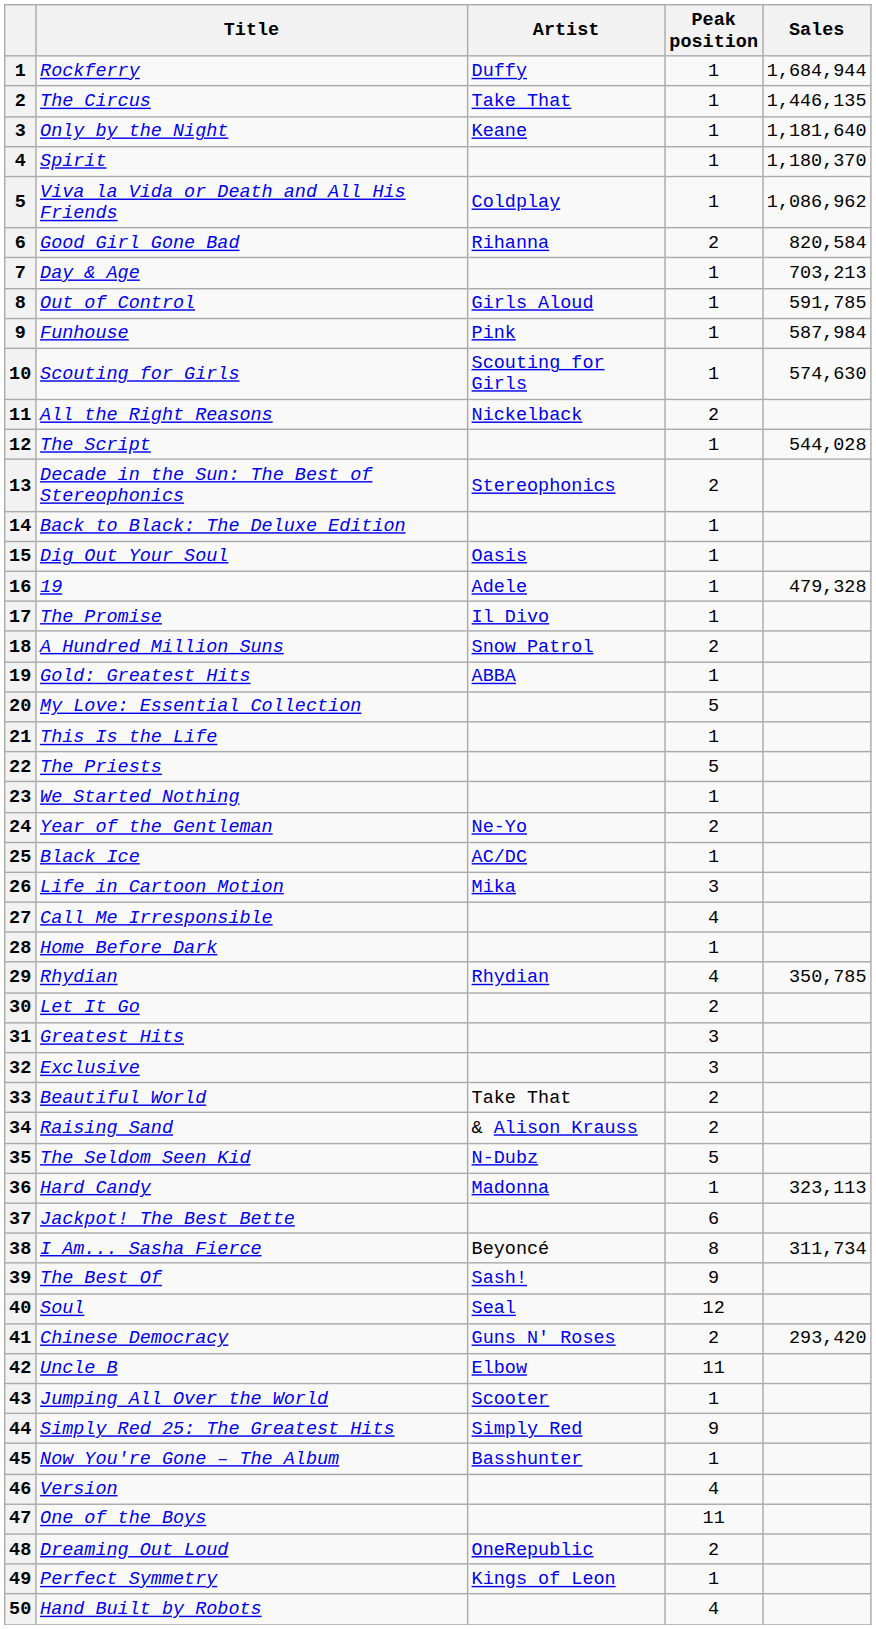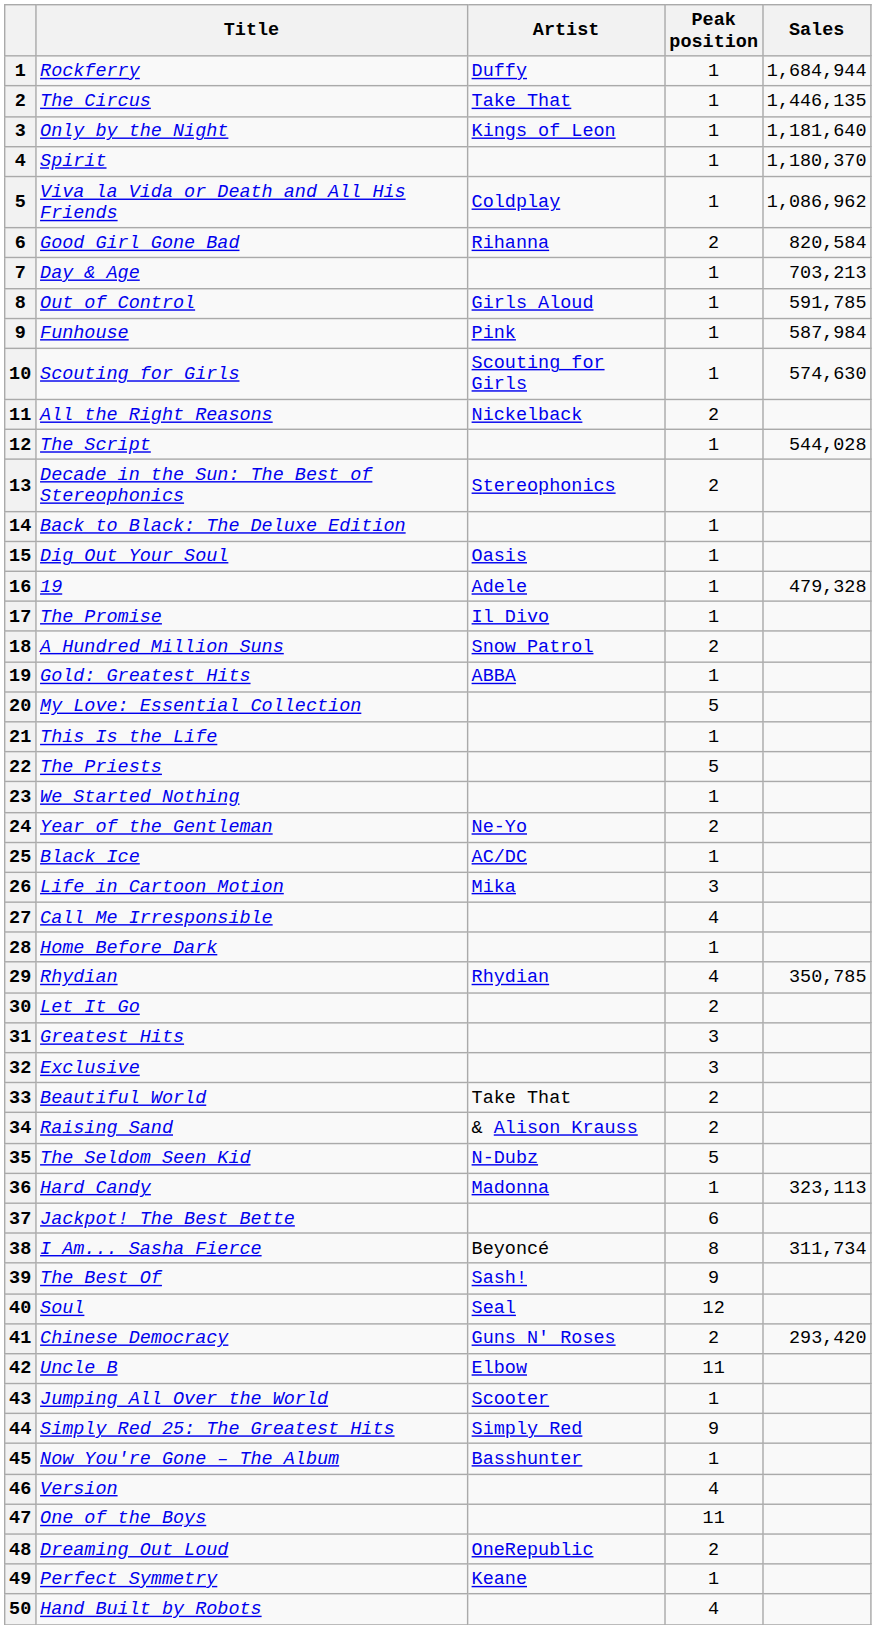(499, 131) Keane -> (544, 131) Kings of Leon
(544, 1579) Kings of Leon -> (499, 1579) Keane
